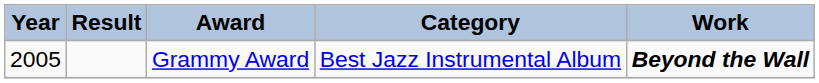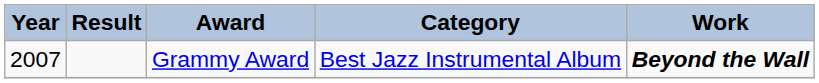(35, 58) 2005 -> (35, 58) 2007
